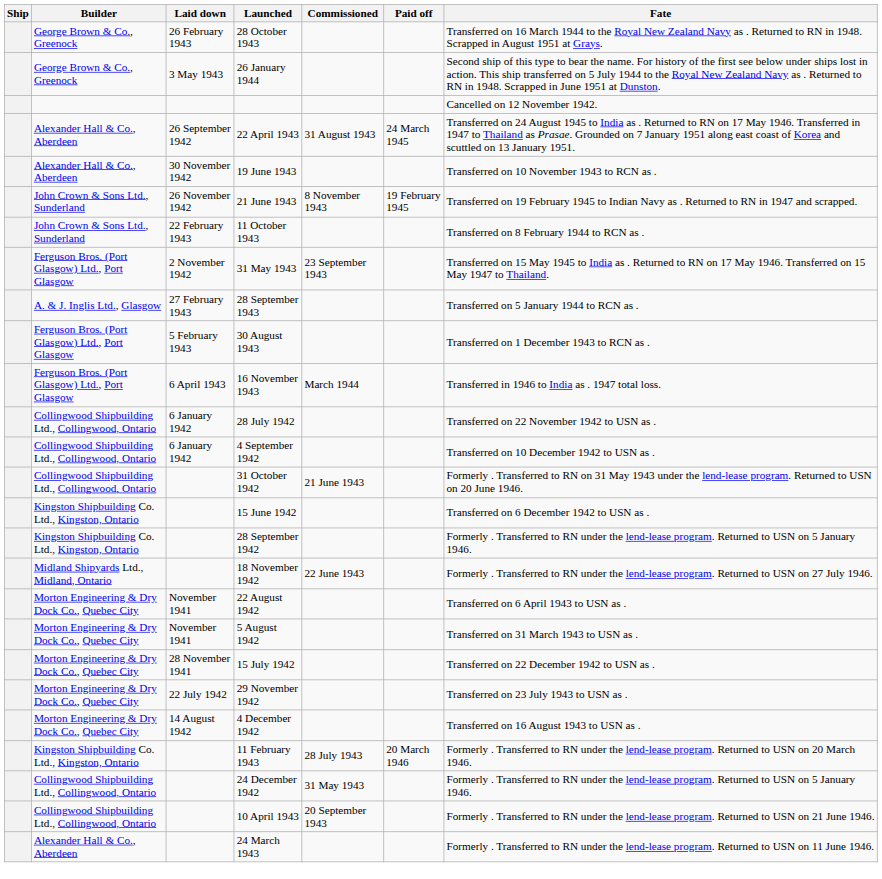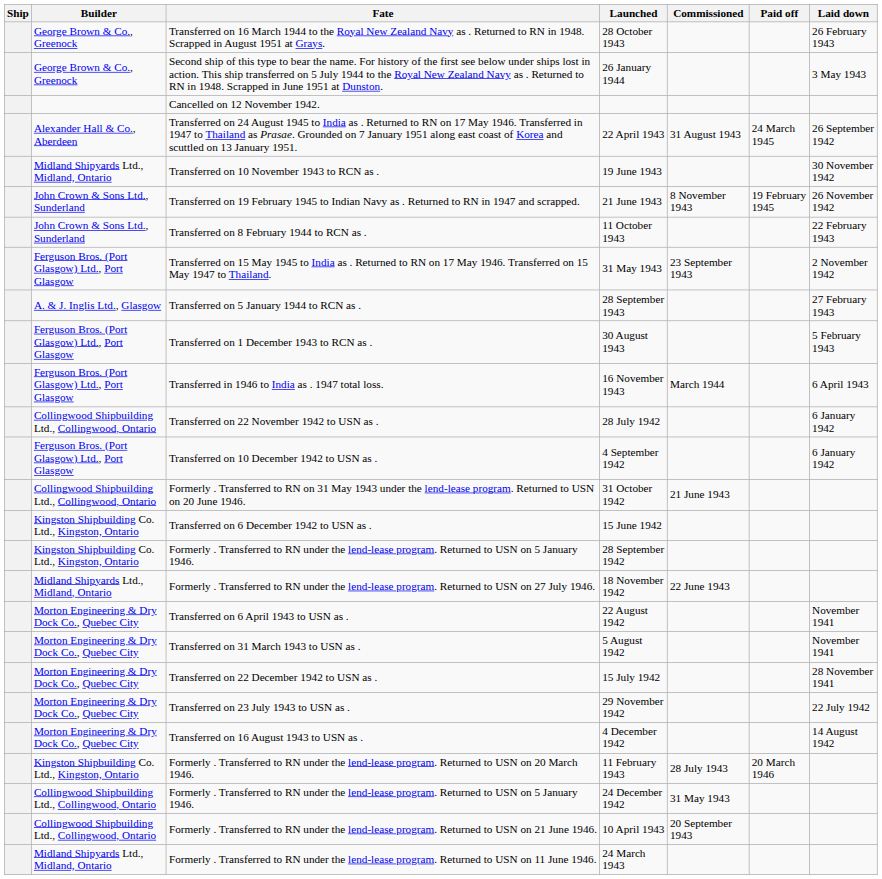columns swapped: (200, 13) <-> (661, 13)
(85, 171) Alexander Hall & Co., Aberdeen -> (89, 171) Midland Shipyards Ltd., Midland, Ontario
(95, 452) Collingwood Shipbuilding Ltd., Collingwood, Ontario -> (81, 458) Ferguson Bros. (Port Glasgow) Ltd., Port Glasgow
(85, 846) Alexander Hall & Co., Aberdeen -> (89, 859) Midland Shipyards Ltd., Midland, Ontario
